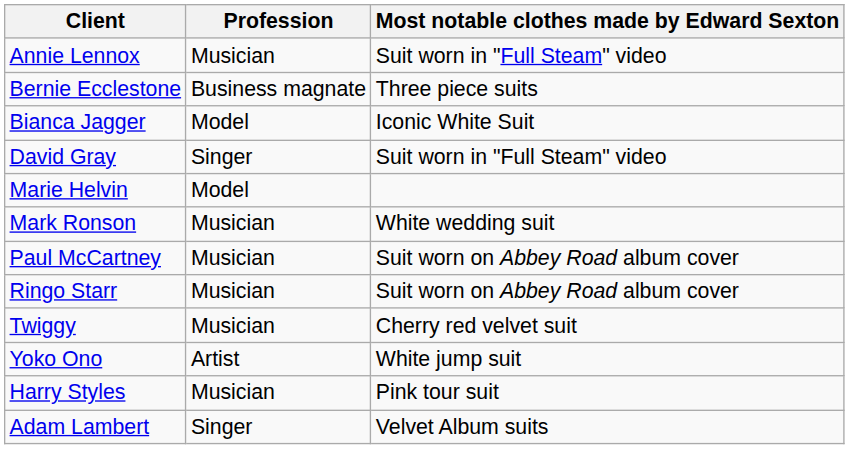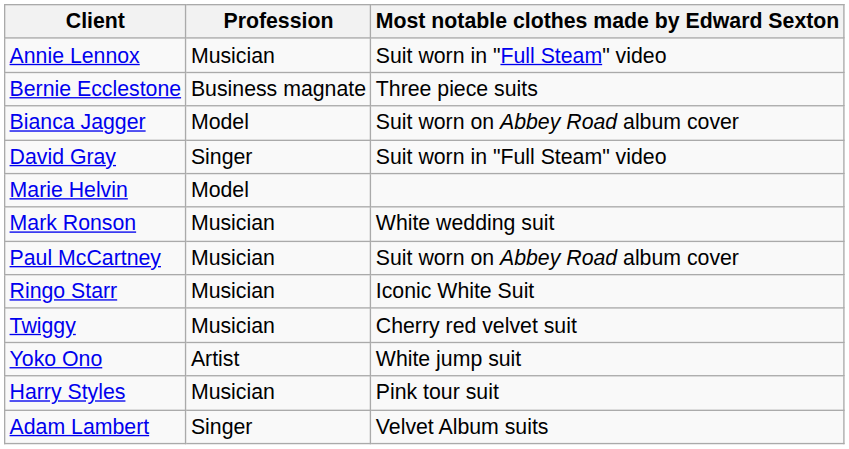(455, 122) Iconic White Suit -> (557, 122) Suit worn on Abbey Road album cover
(557, 291) Suit worn on Abbey Road album cover -> (455, 291) Iconic White Suit
